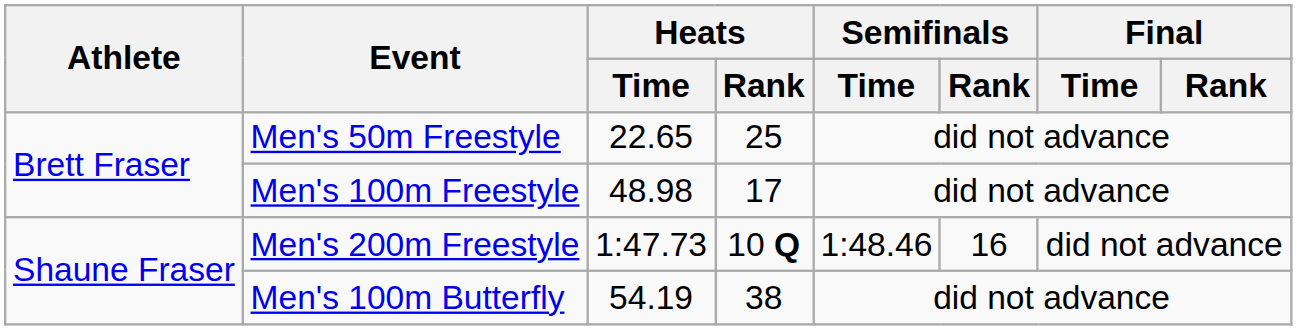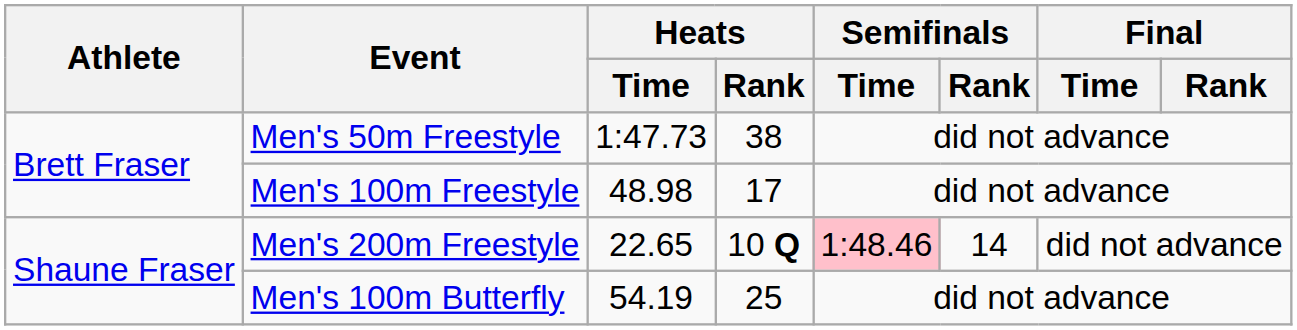(651, 138) 22.65 -> (651, 138) 1:47.73
(764, 138) 25 -> (764, 138) 38
(651, 244) 1:47.73 -> (651, 244) 22.65
(876, 244) no background -> (876, 244) pink background
(989, 244) 16 -> (989, 244) 14
(764, 297) 38 -> (764, 297) 25
